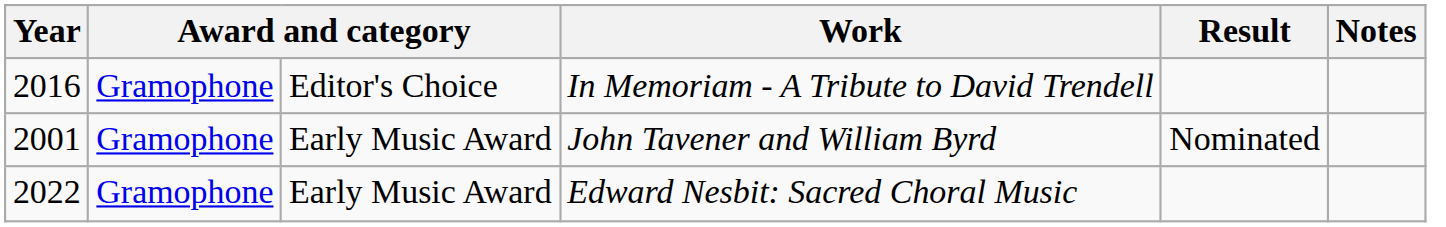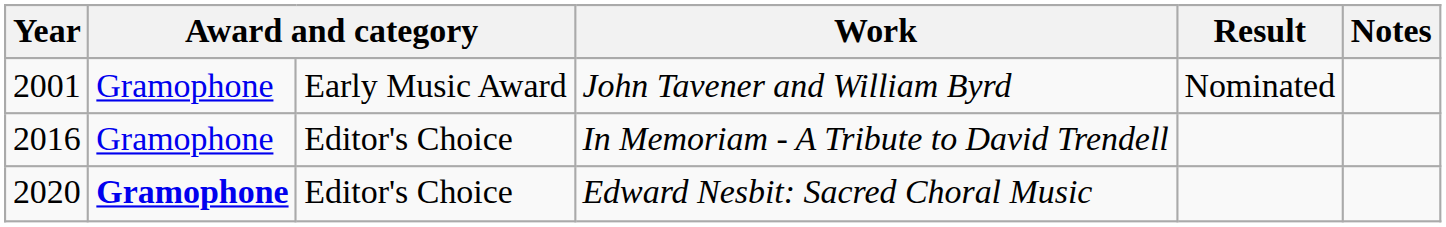rows swapped: (782, 138) <-> (860, 85)
(47, 192) 2022 -> (47, 192) 2020
(185, 192) normal -> (192, 192) bold
(420, 192) Early Music Award -> (409, 192) Editor's Choice
